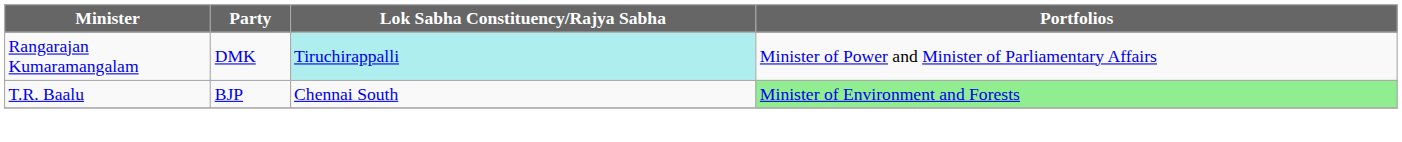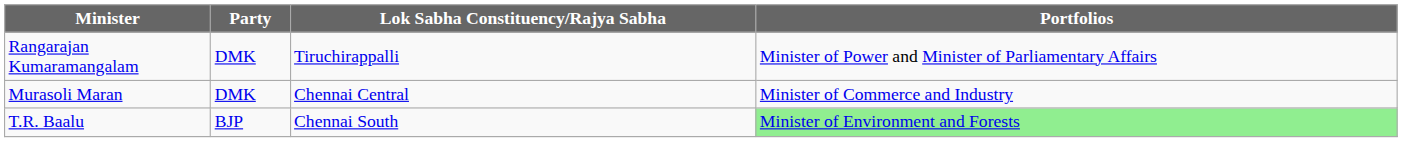(347, 56) paleturquoise background -> (347, 56) no background
+ row: (66, 94)
